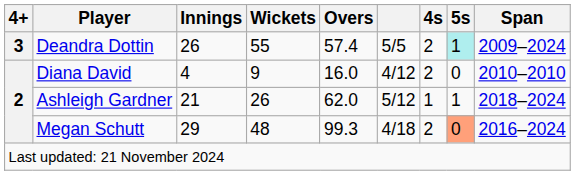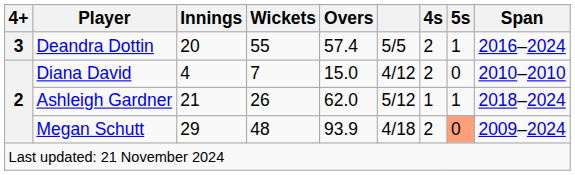(190, 45) 26 -> (190, 45) 20
(456, 45) paleturquoise background -> (456, 45) no background
(522, 45) 2009–2024 -> (522, 45) 2016–2024
(255, 73) 9 -> (255, 73) 7
(341, 73) 16.0 -> (341, 73) 15.0
(341, 128) 99.3 -> (341, 128) 93.9
(522, 128) 2016–2024 -> (522, 128) 2009–2024
